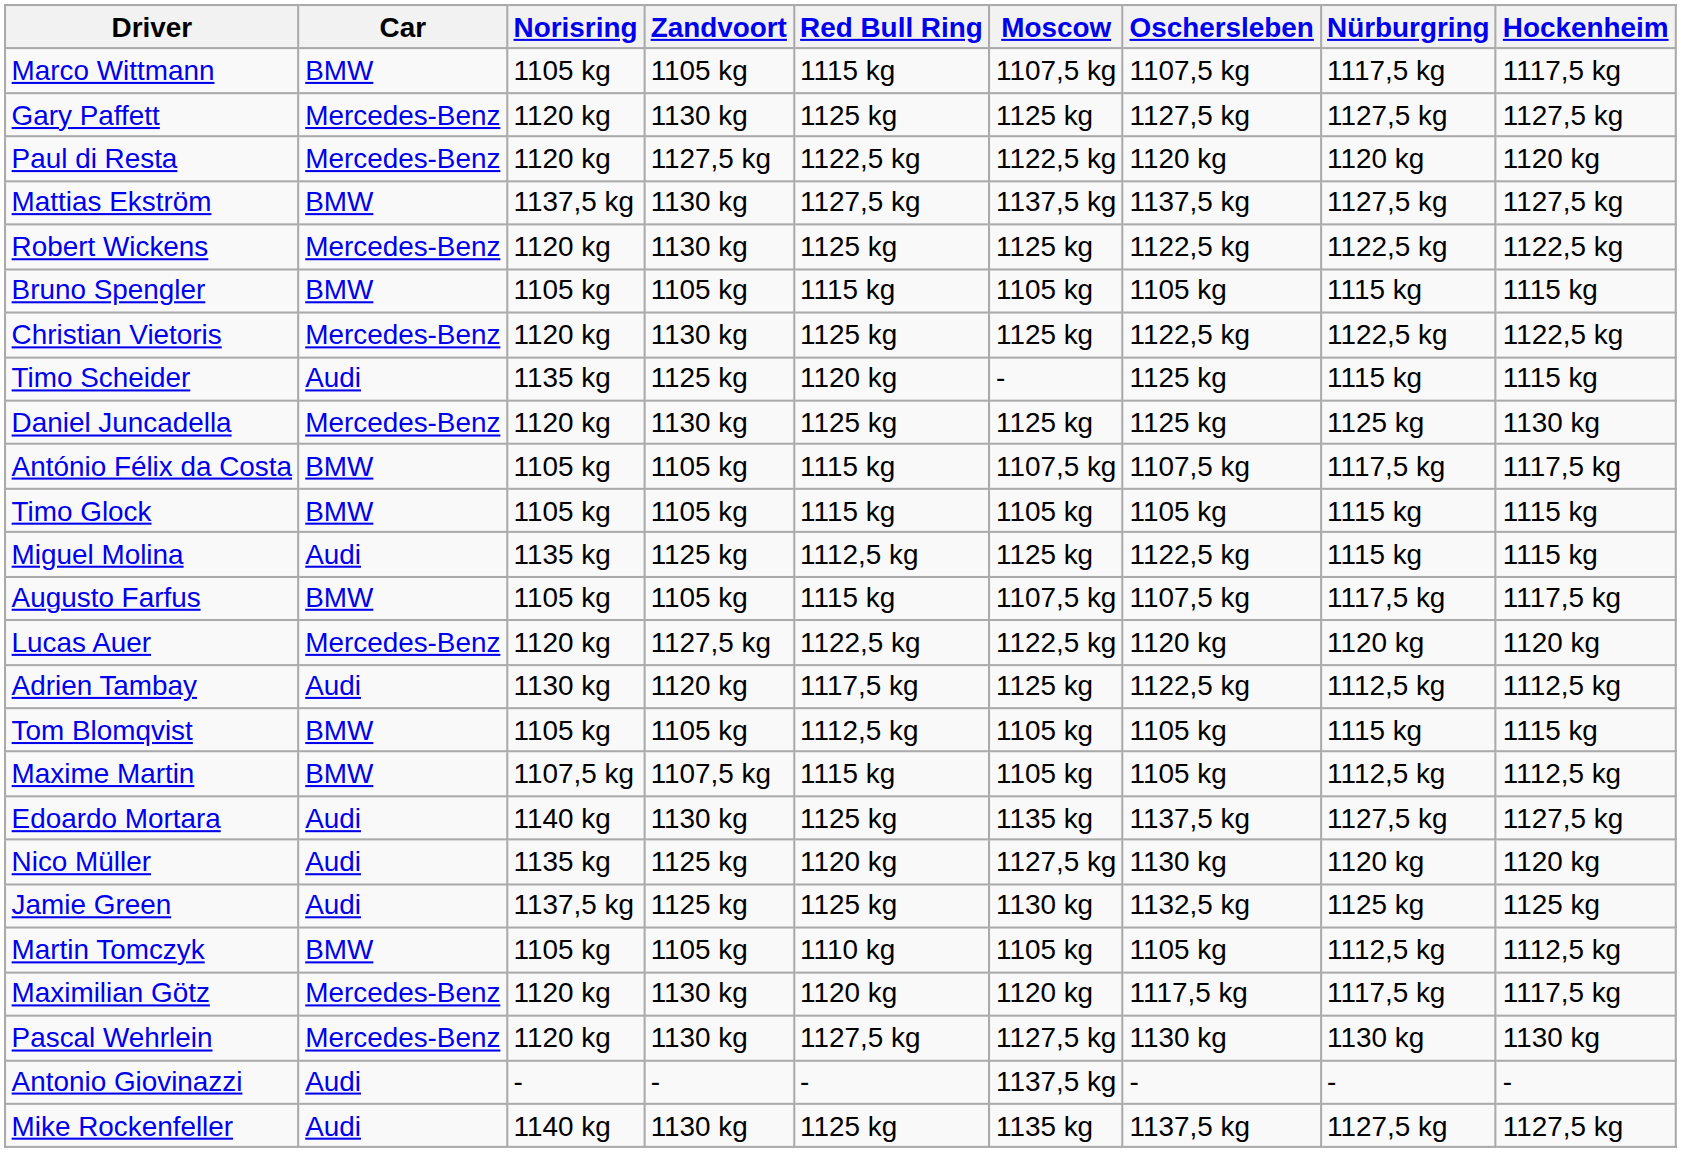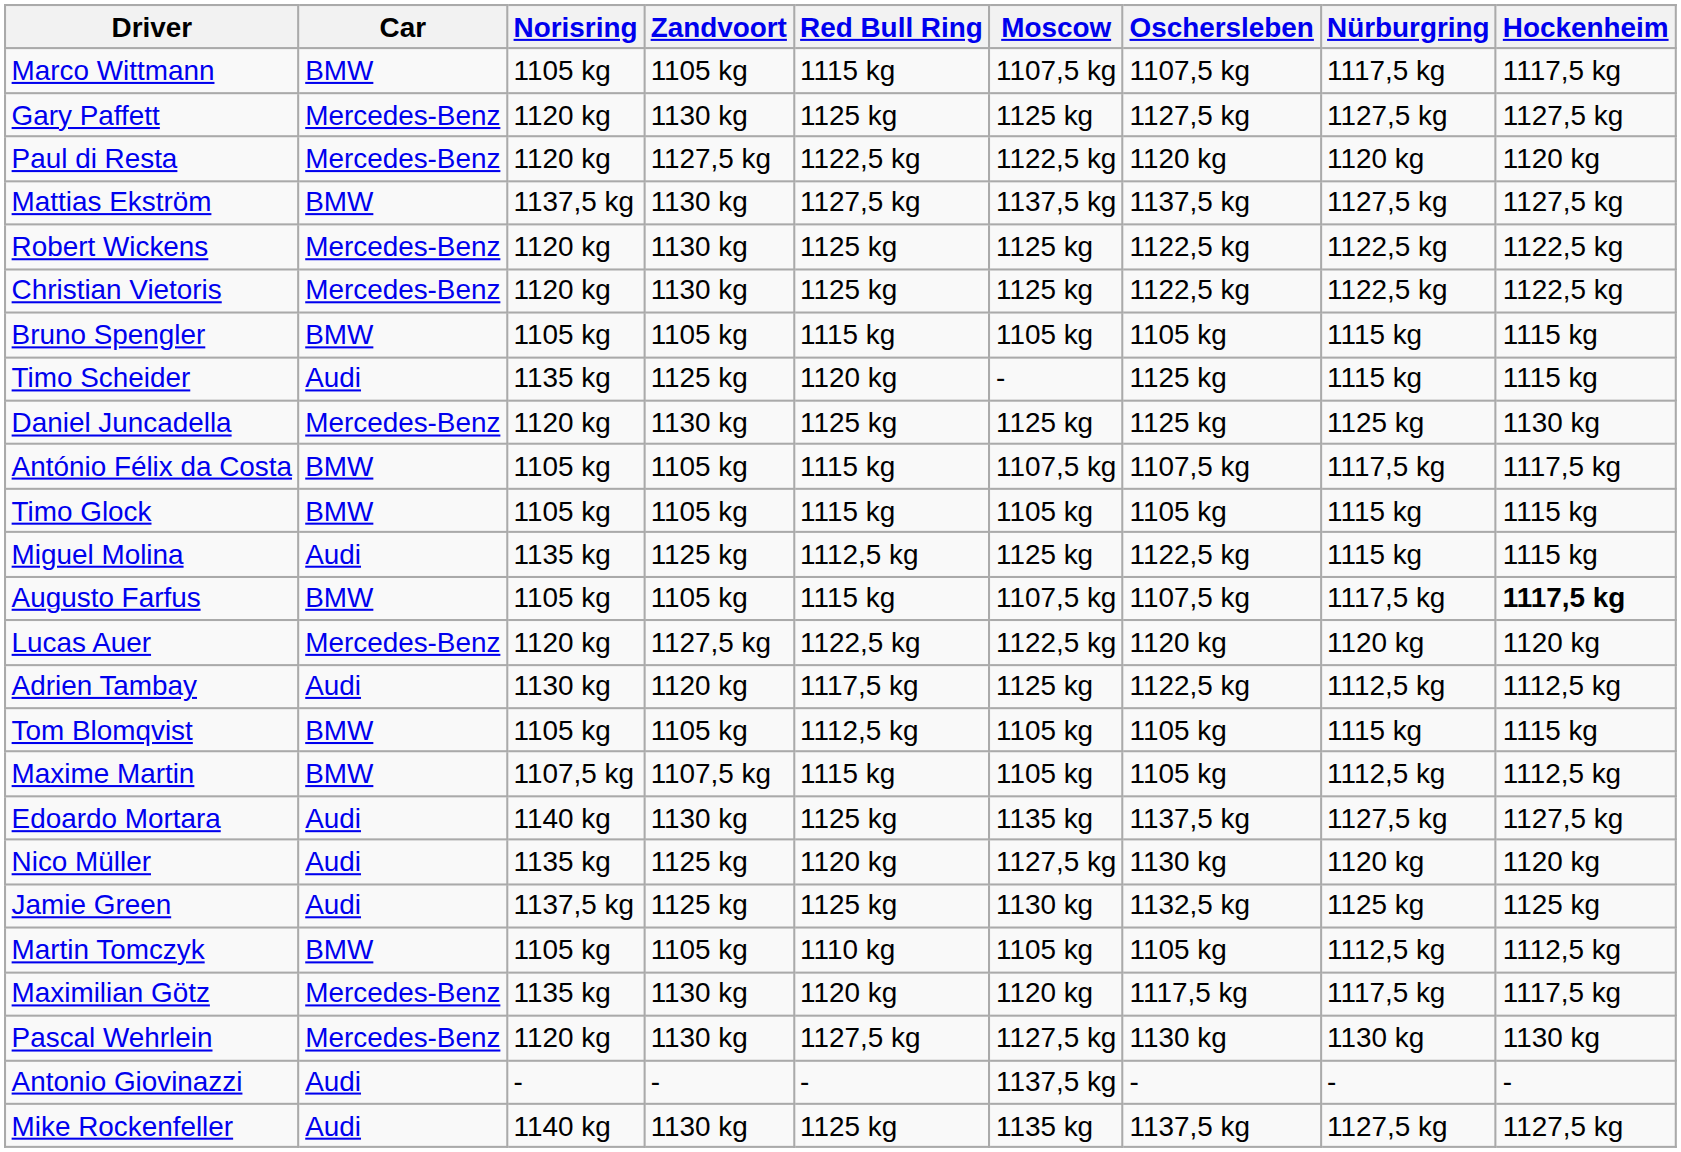rows swapped: (108, 290) <-> (117, 334)
(1562, 598) normal -> (1564, 598) bold
(562, 993) 1120 kg -> (562, 993) 1135 kg
